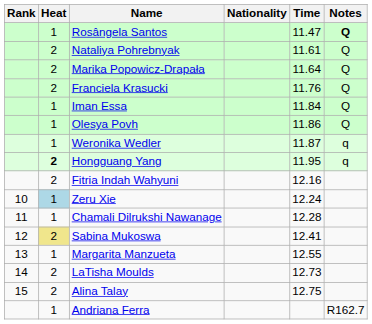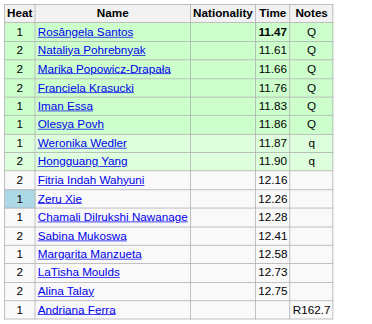- column: (21, 13)
(307, 32) normal -> (273, 32) bold
(346, 32) bold -> (312, 32) normal
(307, 69) 11.64 -> (273, 69) 11.66
(307, 106) 11.84 -> (273, 106) 11.83
(54, 161) bold -> (20, 161) normal
(307, 161) 11.95 -> (273, 161) 11.90
(307, 198) 12.24 -> (273, 198) 12.26
(54, 236) khaki background -> (20, 236) no background
(307, 254) 12.55 -> (273, 254) 12.58
